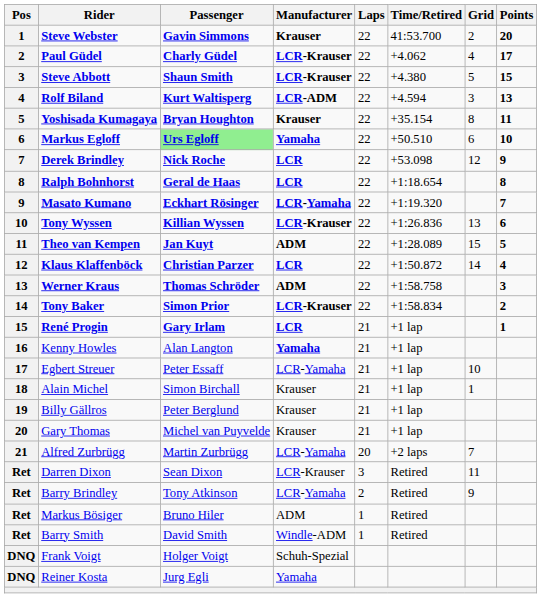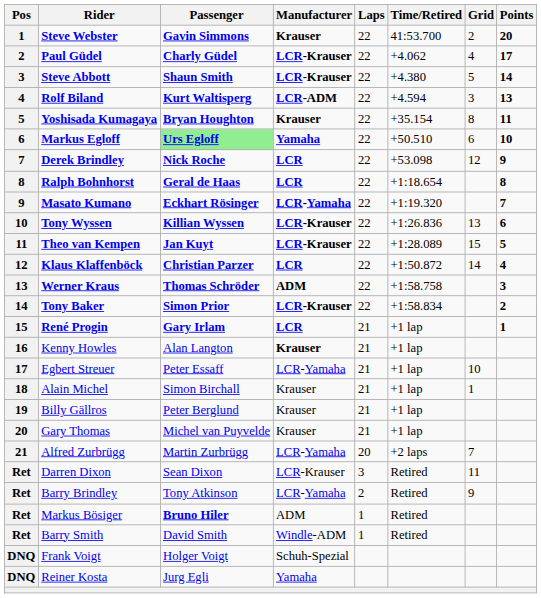(506, 77) 15 -> (506, 77) 14
(291, 243) ADM -> (314, 243) LCR-Krauser
(298, 347) Yamaha -> (298, 347) Krauser
(193, 514) normal -> (196, 514) bold
